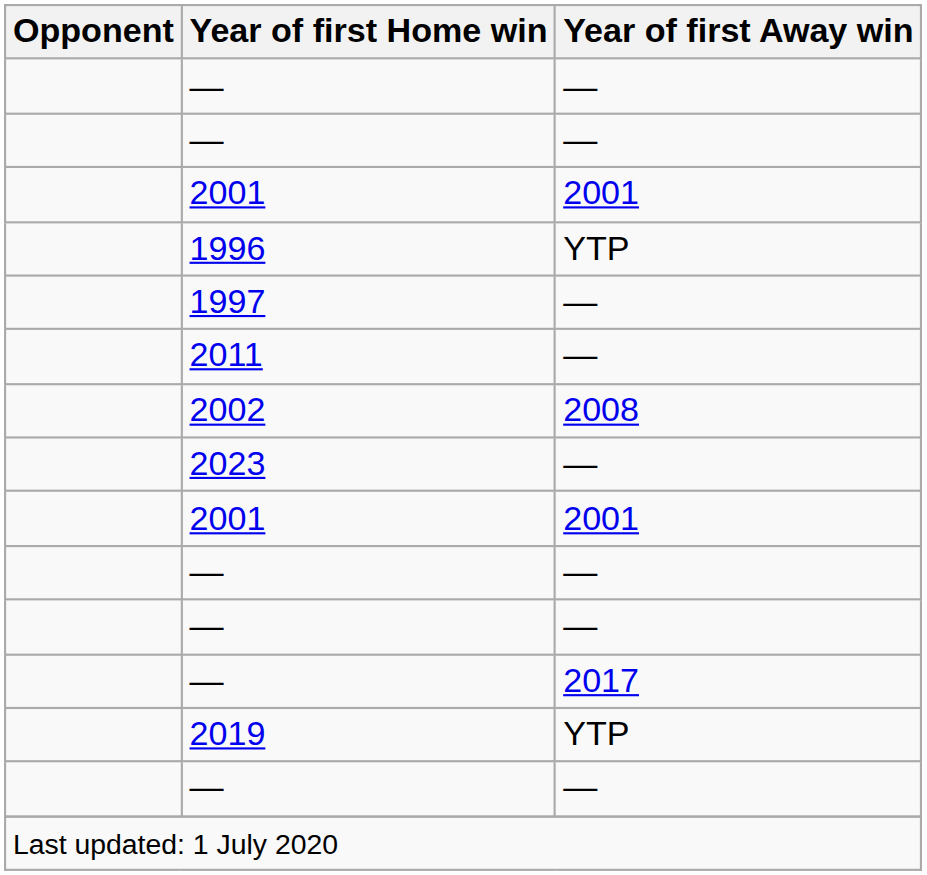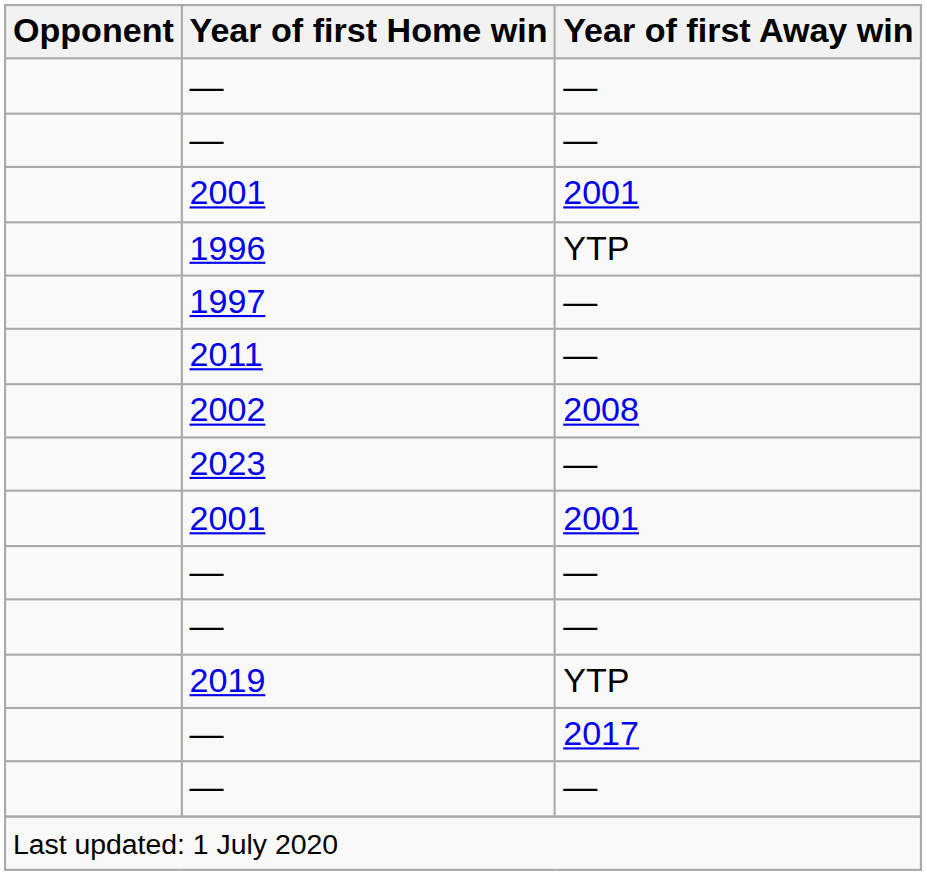rows swapped: (207, 680) <-> (227, 734)
